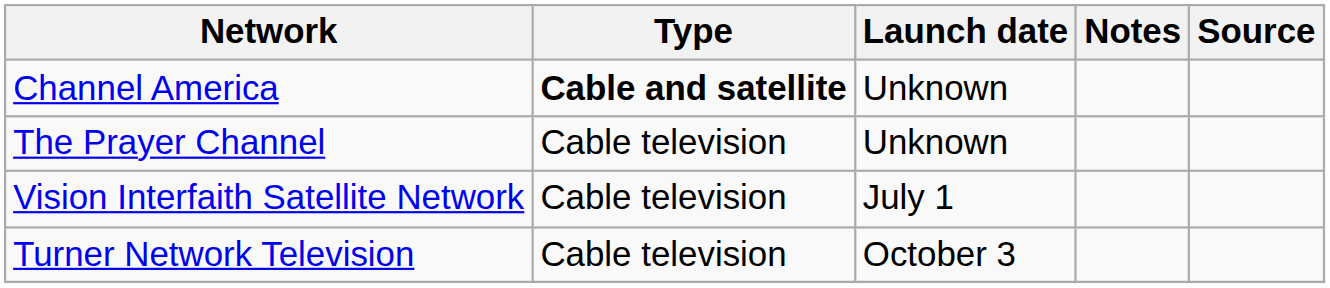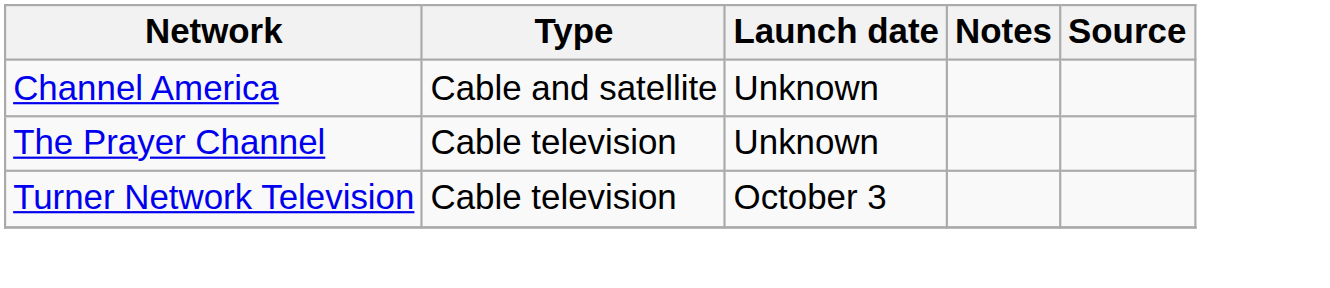(694, 87) bold -> (574, 87) normal
- row: (269, 198)
